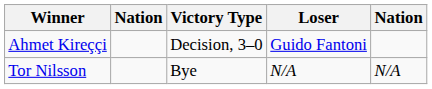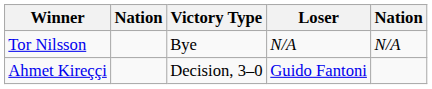rows swapped: (58, 44) <-> (47, 70)
